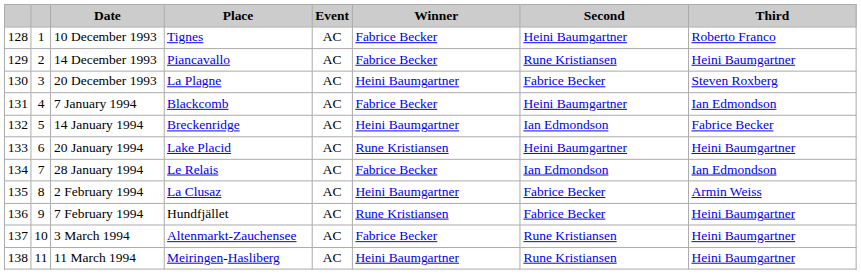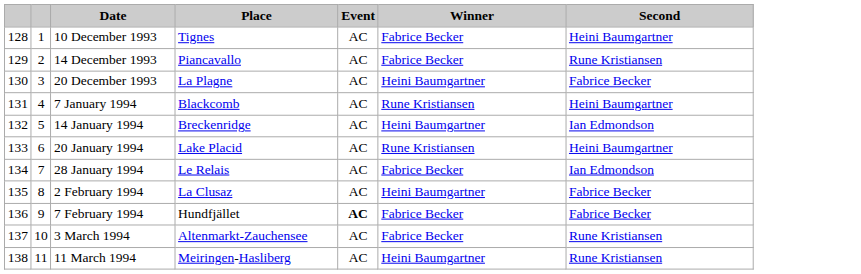- column: (772, 15)
(396, 103) Fabrice Becker -> (428, 103) Rune Kristiansen
(332, 213) normal -> (358, 213) bold
(402, 213) Rune Kristiansen -> (422, 213) Fabrice Becker
